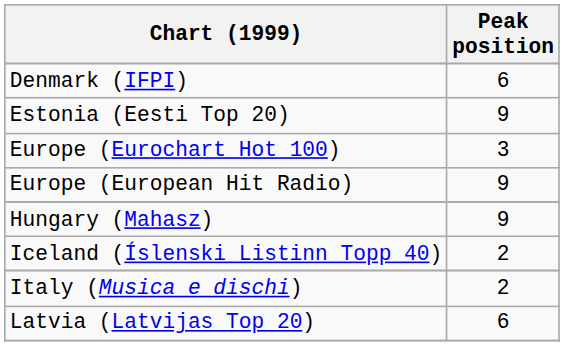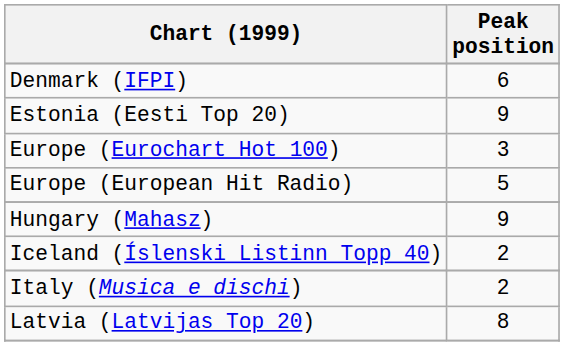(503, 185) 9 -> (503, 185) 5
(503, 323) 6 -> (503, 323) 8
